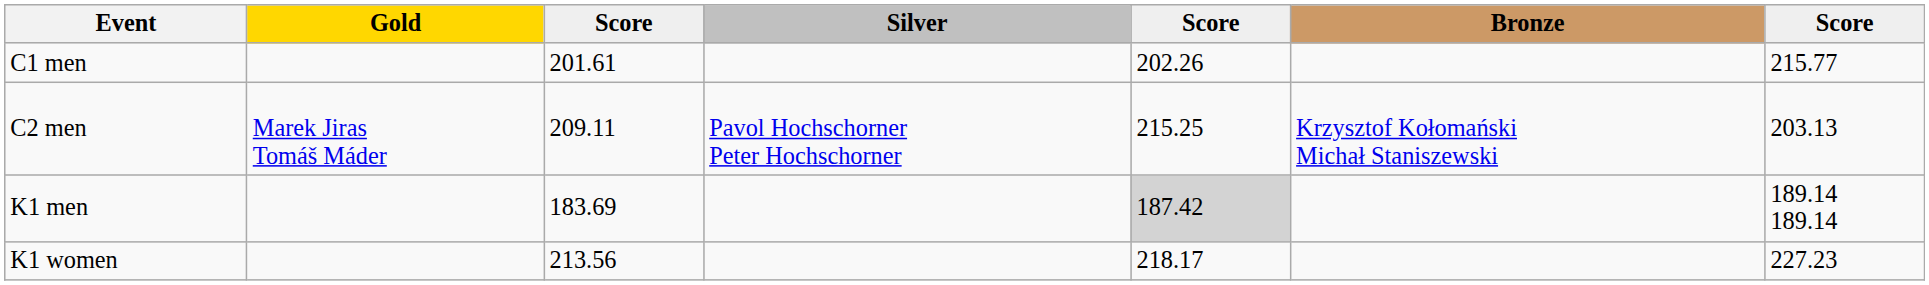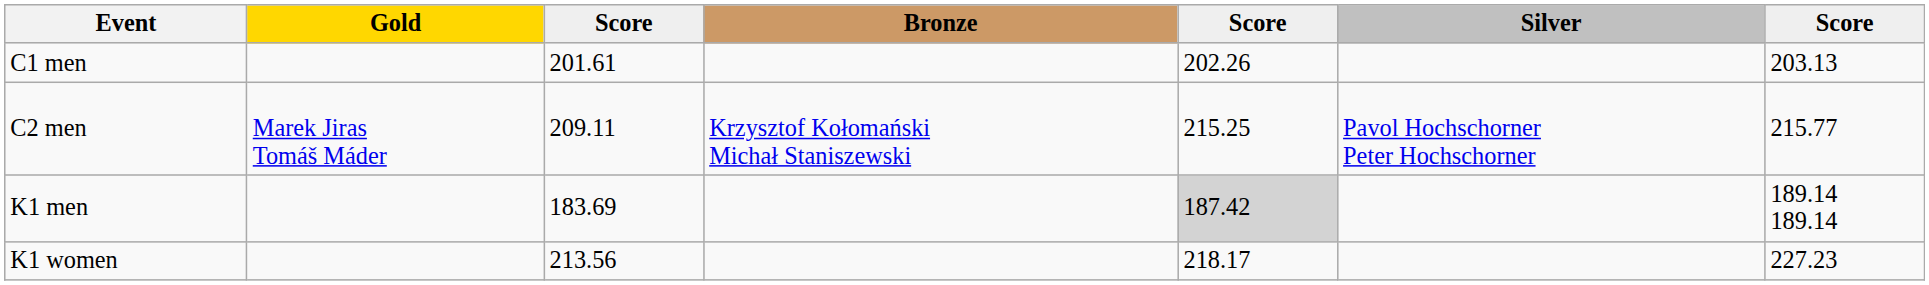columns swapped: (917, 23) <-> (1528, 23)
(1804, 62) 215.77 -> (1804, 62) 203.13
(1804, 128) 203.13 -> (1804, 128) 215.77
